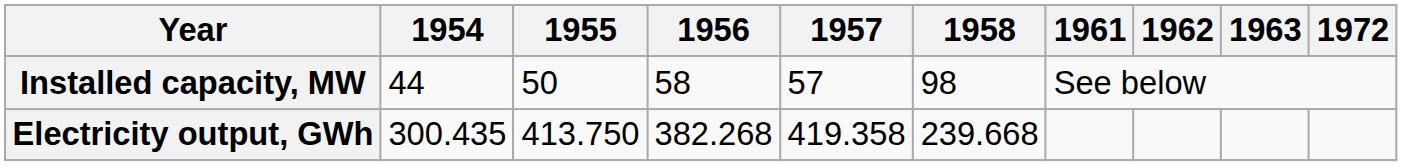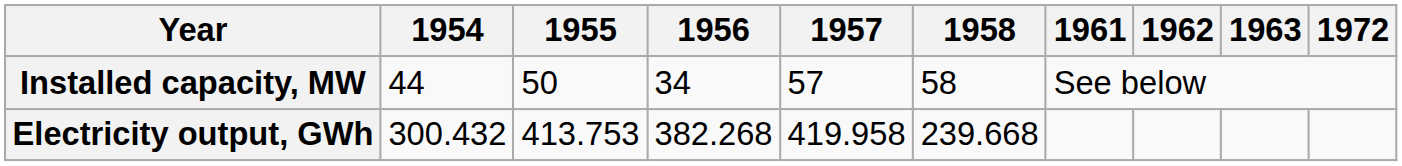(673, 82) 58 -> (673, 82) 34
(939, 82) 98 -> (939, 82) 58
(447, 133) 300.435 -> (447, 133) 300.432
(580, 133) 413.750 -> (580, 133) 413.753
(847, 133) 419.358 -> (847, 133) 419.958
